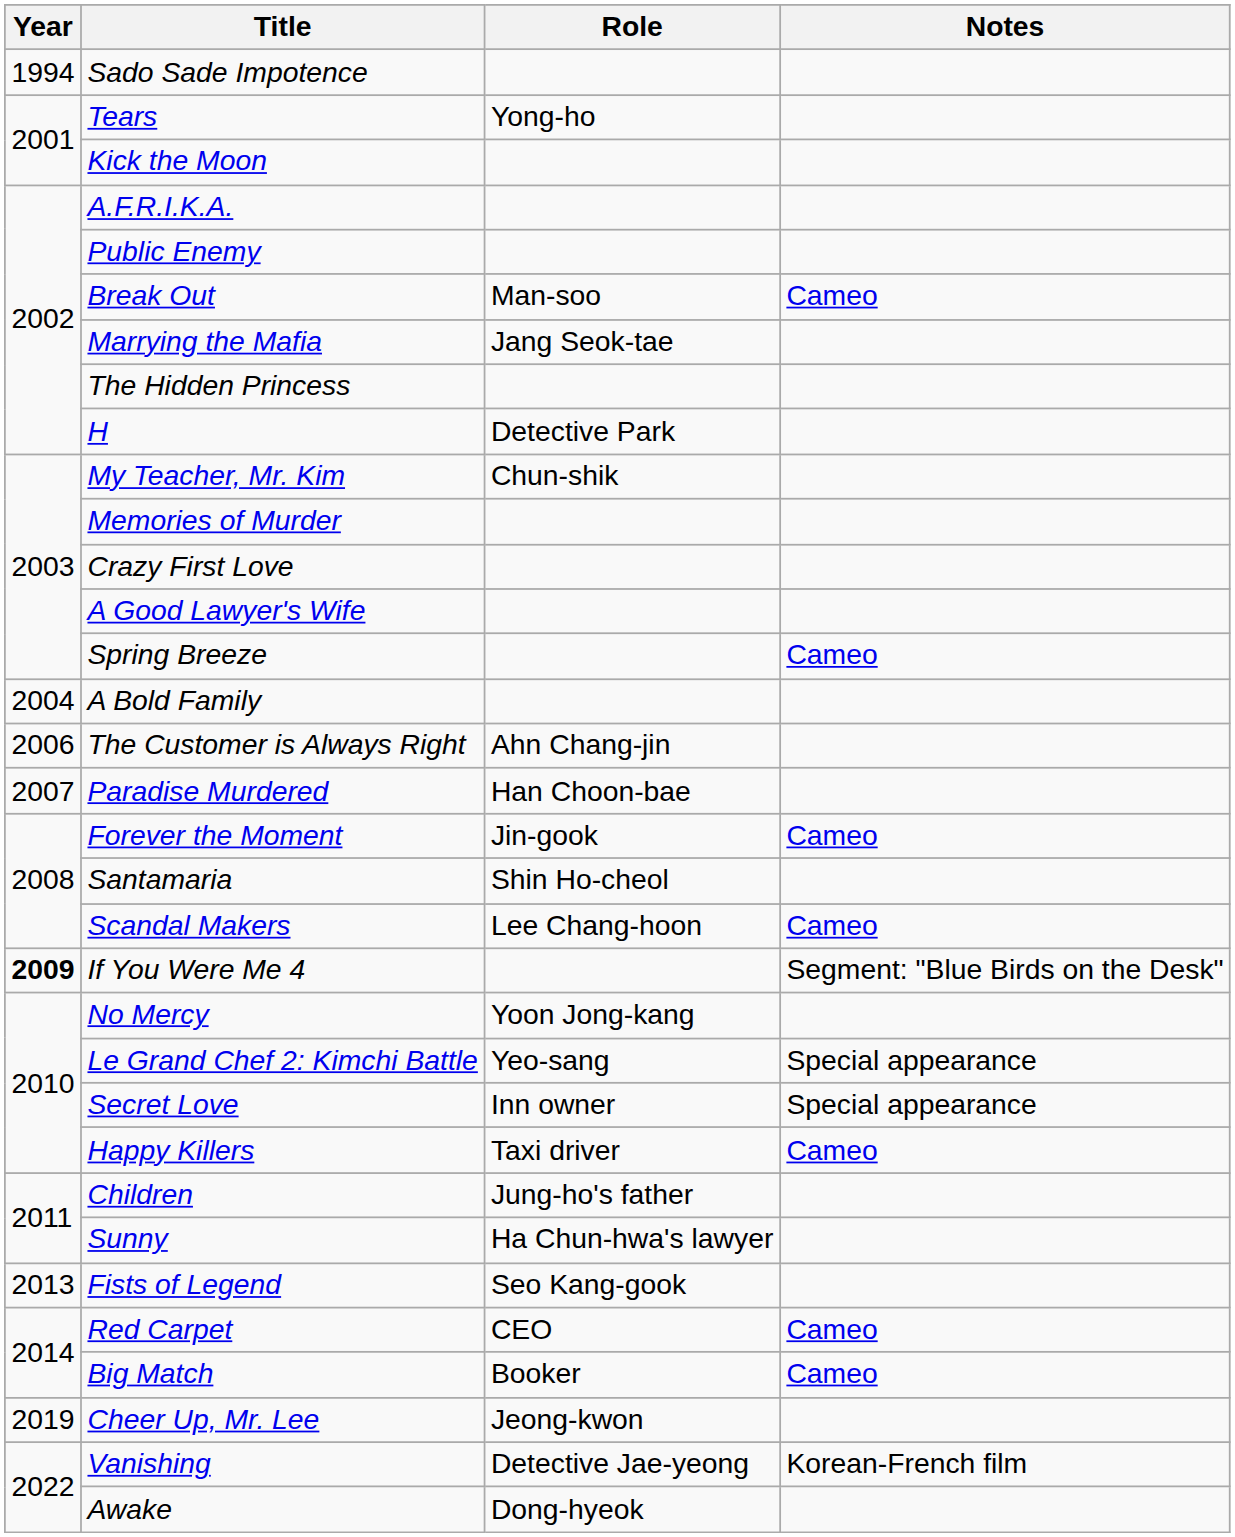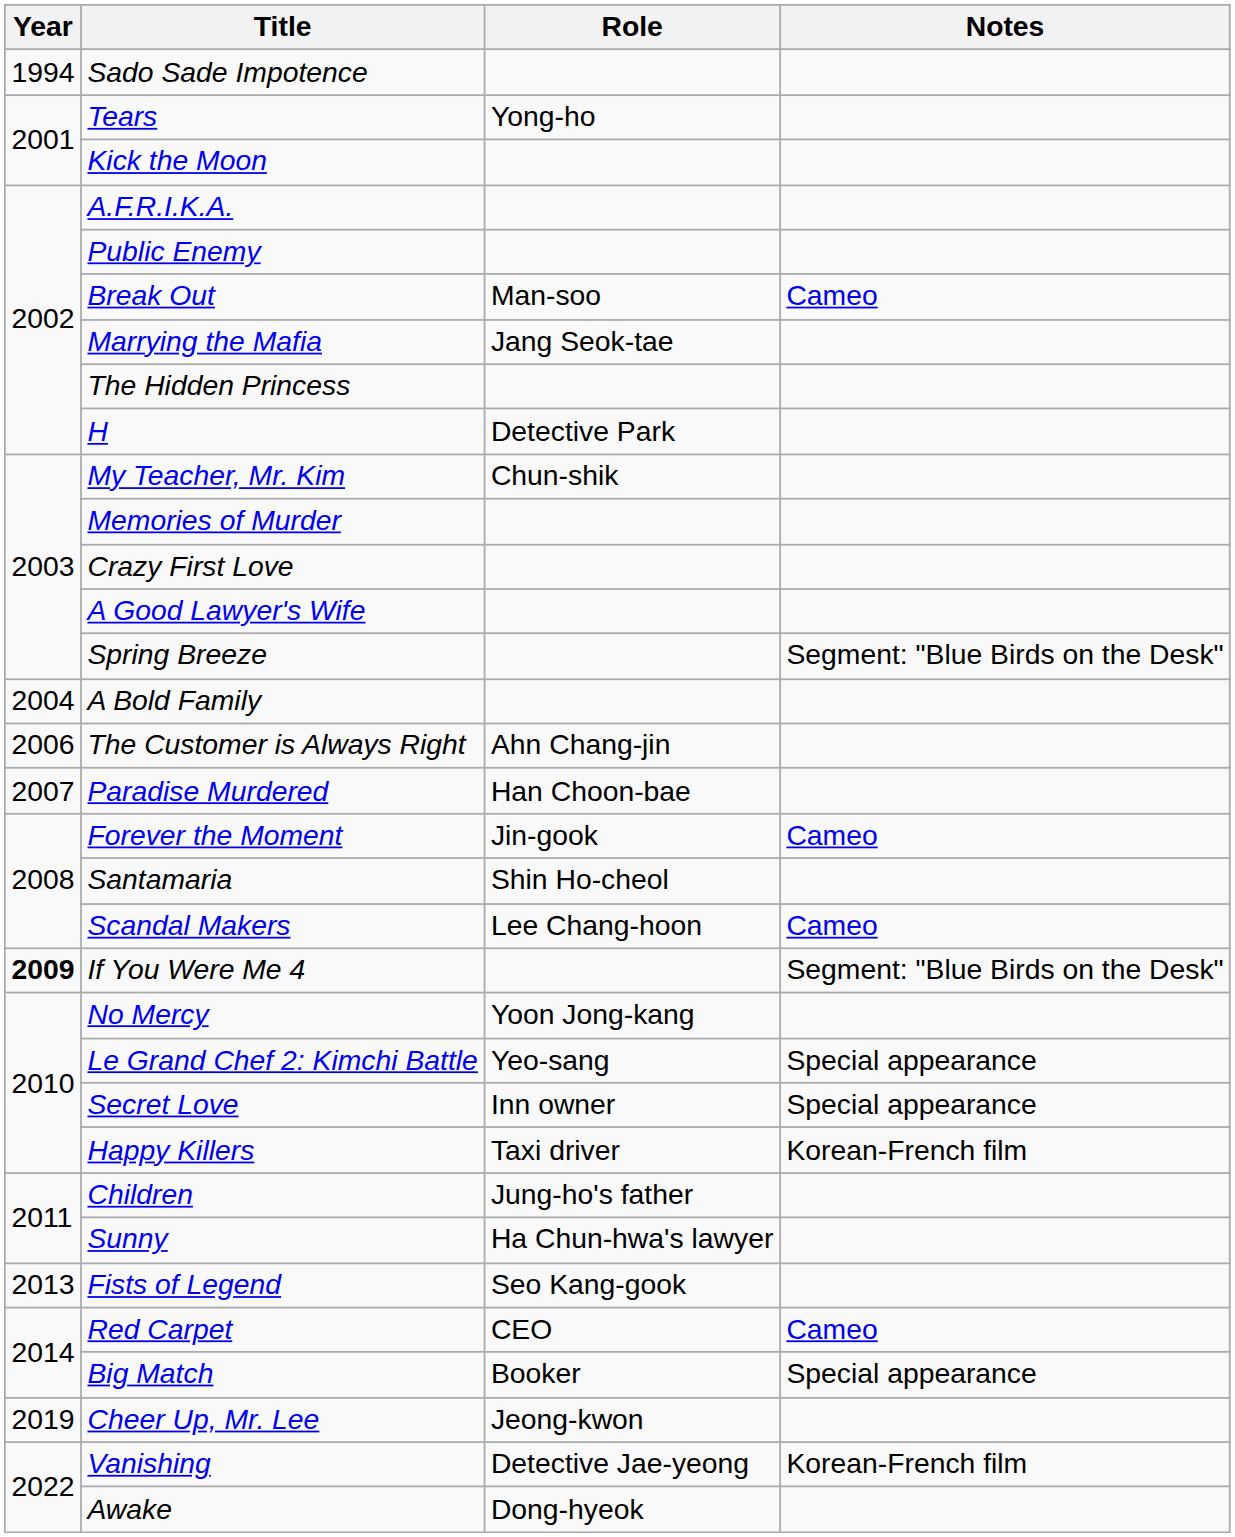(832, 655) Cameo -> (1005, 655) Segment: "Blue Birds on the Desk"
(832, 1149) Cameo -> (907, 1149) Korean-French film
(832, 1374) Cameo -> (912, 1374) Special appearance
